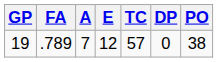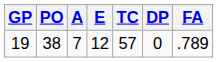columns swapped: (197, 17) <-> (56, 17)
